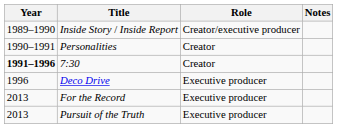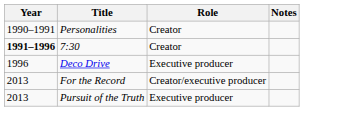- row: (119, 30)
(225, 98) Executive producer -> (208, 81) Creator/executive producer
